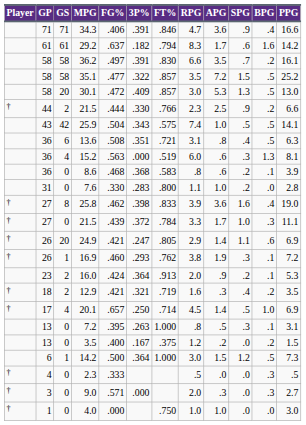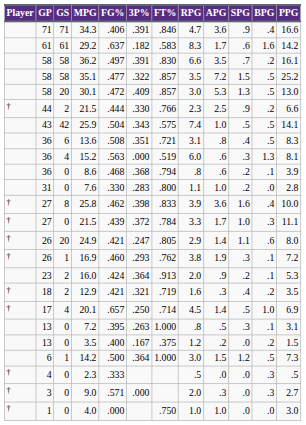(168, 45) .794 -> (168, 45) .583
(292, 141) 6.3 -> (292, 141) 8.3
(168, 172) .583 -> (168, 172) .794
(290, 204) 19.0 -> (290, 204) 10.0
(292, 240) 6.9 -> (292, 240) 8.0
